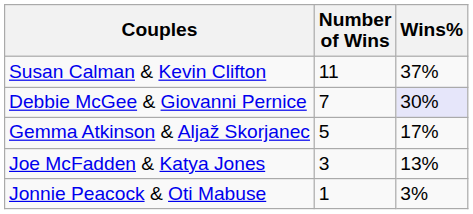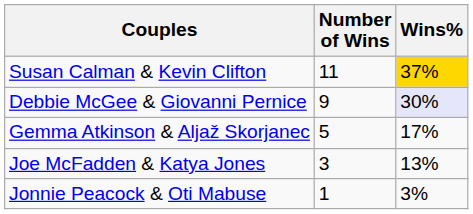(419, 71) no background -> (419, 71) gold background
(324, 102) 7 -> (324, 102) 9
